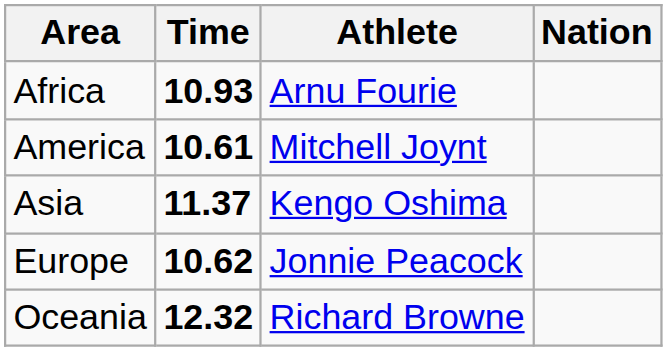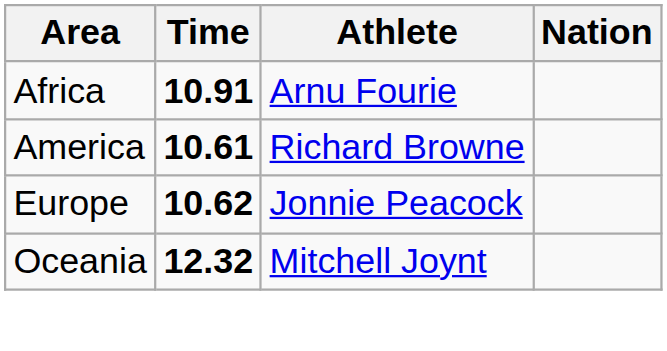(208, 89) 10.93 -> (208, 89) 10.91
(378, 146) Mitchell Joynt -> (397, 146) Richard Browne
- row: (48, 203)
(397, 317) Richard Browne -> (378, 260) Mitchell Joynt
